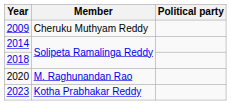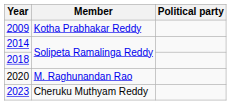(91, 28) Cheruku Muthyam Reddy -> (88, 28) Kotha Prabhakar Reddy
(88, 92) Kotha Prabhakar Reddy -> (91, 92) Cheruku Muthyam Reddy
